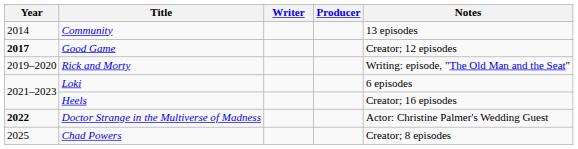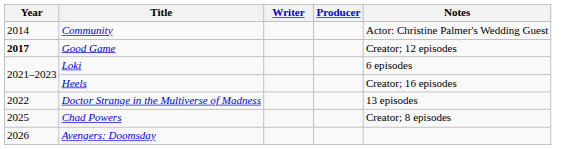(392, 30) 13 episodes -> (457, 30) Actor: Christine Palmer's Wedding Guest
- row: (96, 65)
(18, 118) bold -> (18, 100) normal
(457, 118) Actor: Christine Palmer's Wedding Guest -> (392, 100) 13 episodes
+ row: (109, 135)
